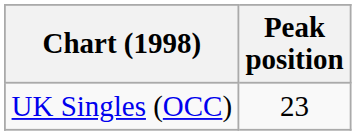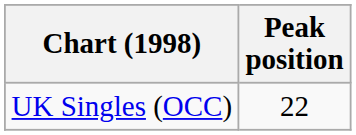(294, 105) 23 -> (294, 105) 22
